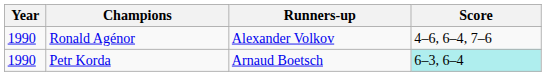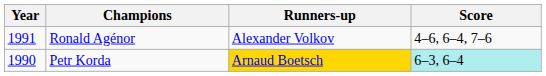(22, 37) 1990 -> (22, 37) 1991
(277, 60) no background -> (277, 60) gold background
